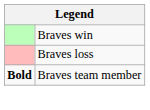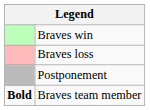+ row: (72, 75)
